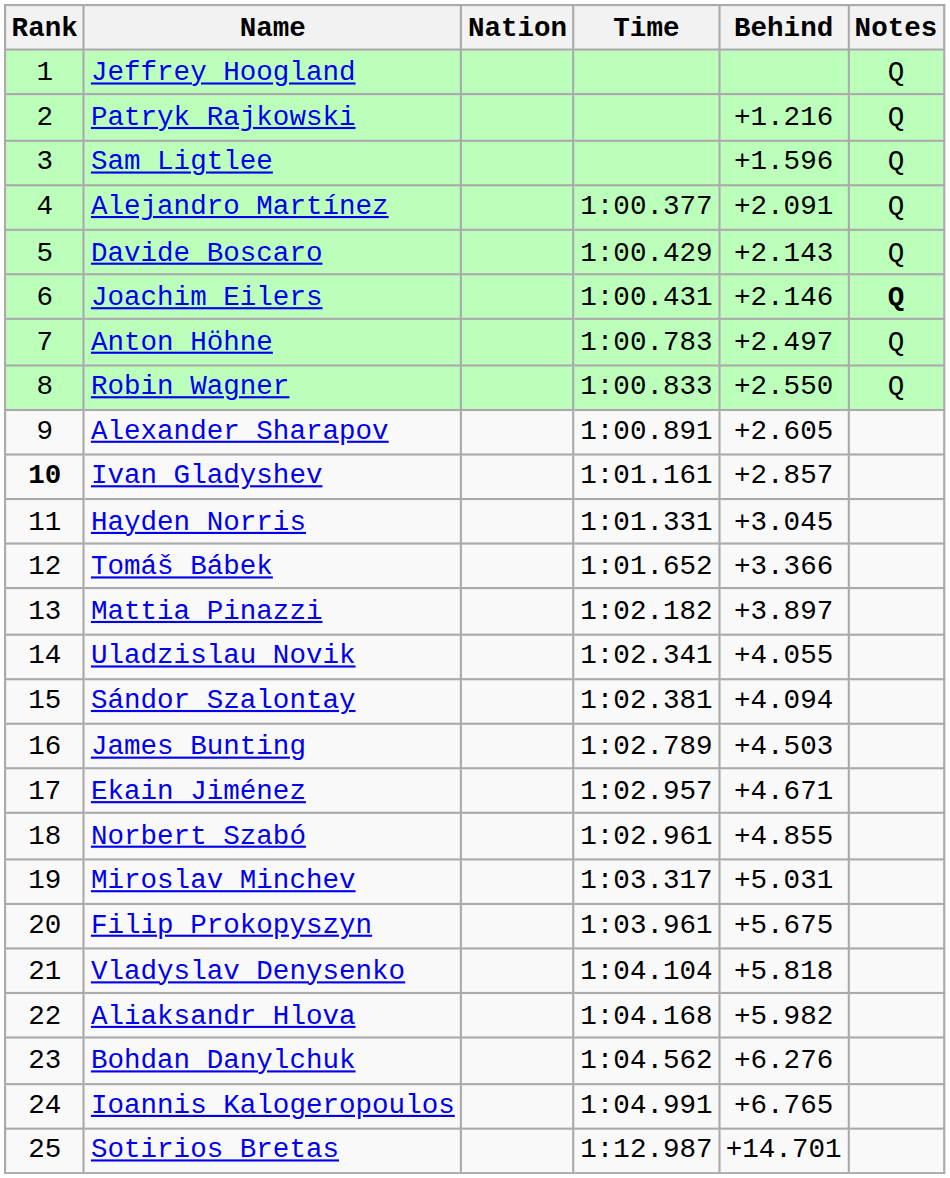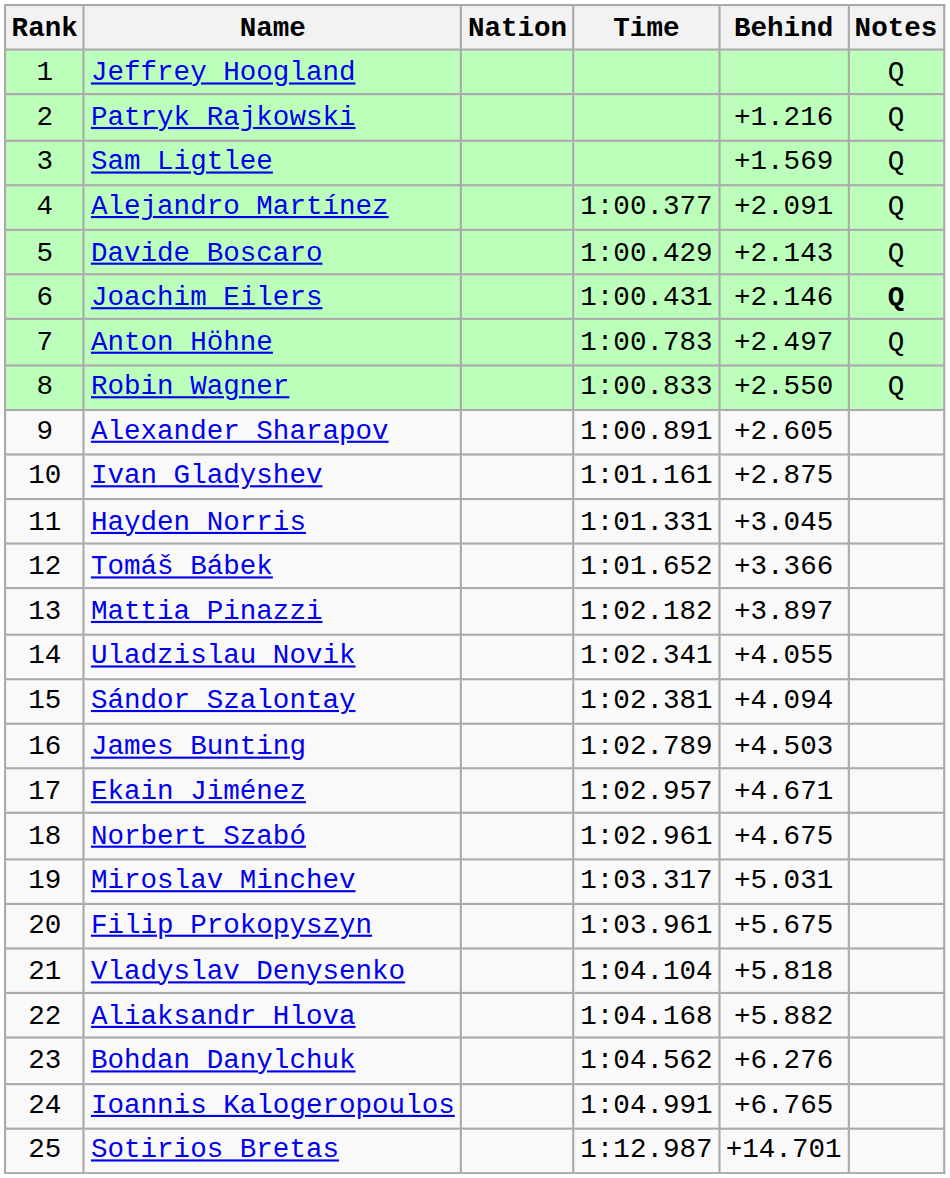(784, 162) +1.596 -> (784, 162) +1.569
(45, 477) bold -> (45, 477) normal
(784, 477) +2.857 -> (784, 477) +2.875
(784, 836) +4.855 -> (784, 836) +4.675
(784, 1016) +5.982 -> (784, 1016) +5.882
